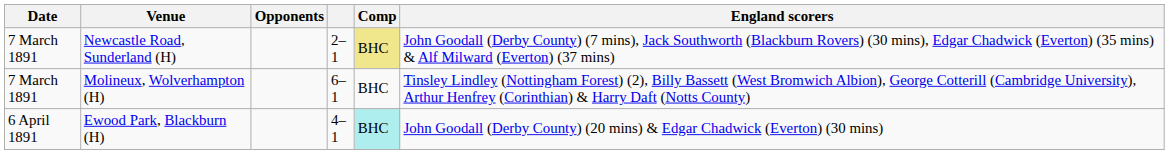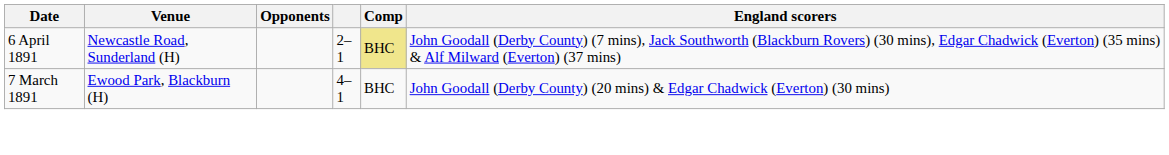(33, 48) 7 March 1891 -> (29, 48) 6 April 1891
- row: (164, 88)
(29, 128) 6 April 1891 -> (33, 88) 7 March 1891
(373, 128) paleturquoise background -> (379, 88) no background
